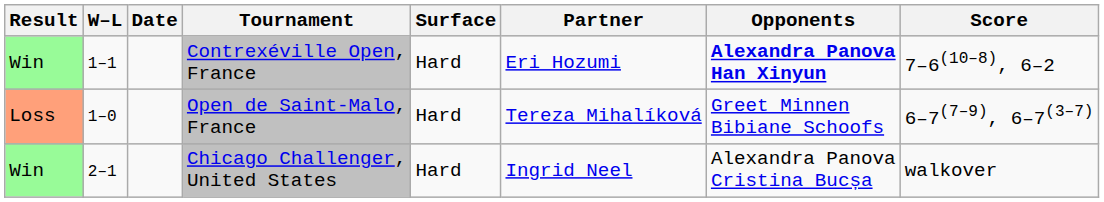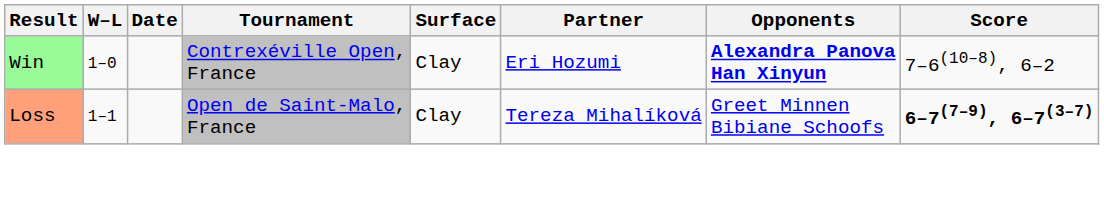(102, 64) 1–1 -> (102, 64) 1–0
(439, 63) Hard -> (439, 63) Clay
(102, 117) 1–0 -> (102, 117) 1–1
(439, 116) Hard -> (439, 116) Clay
(999, 116) normal -> (999, 116) bold
- row: (297, 170)
